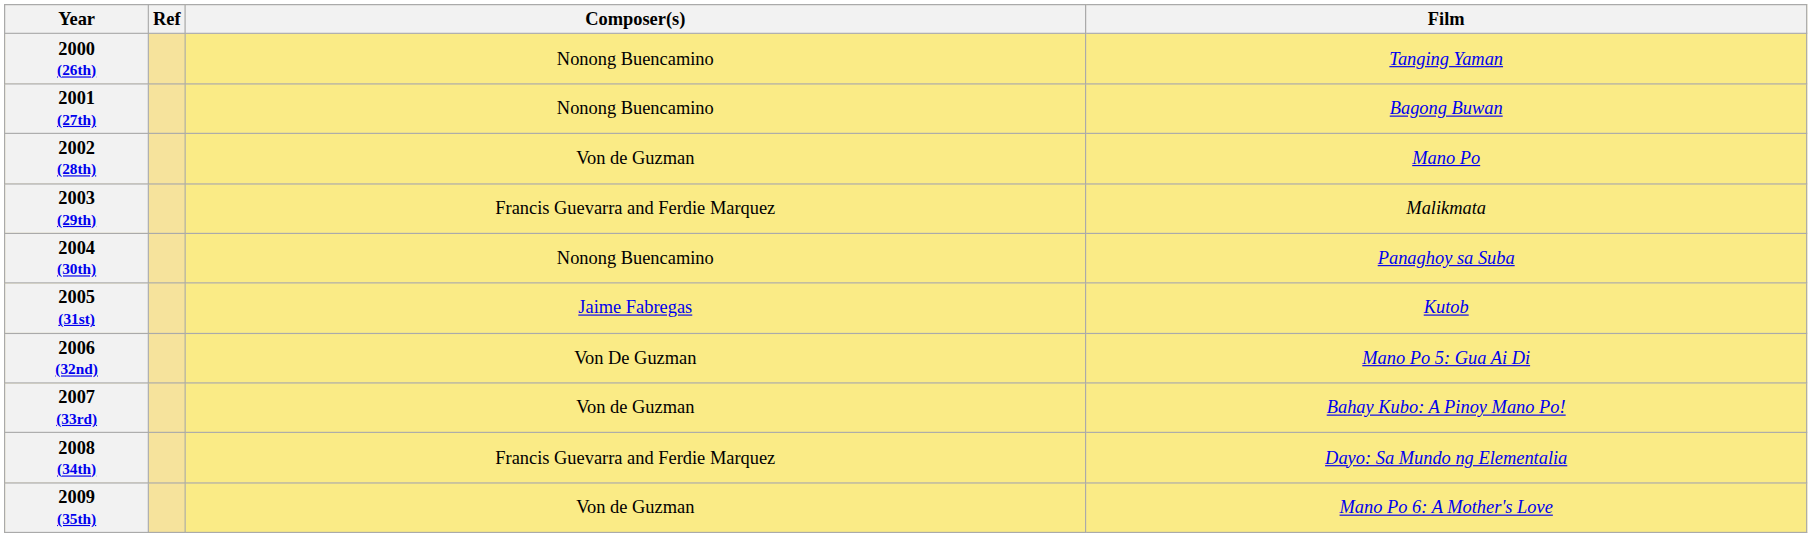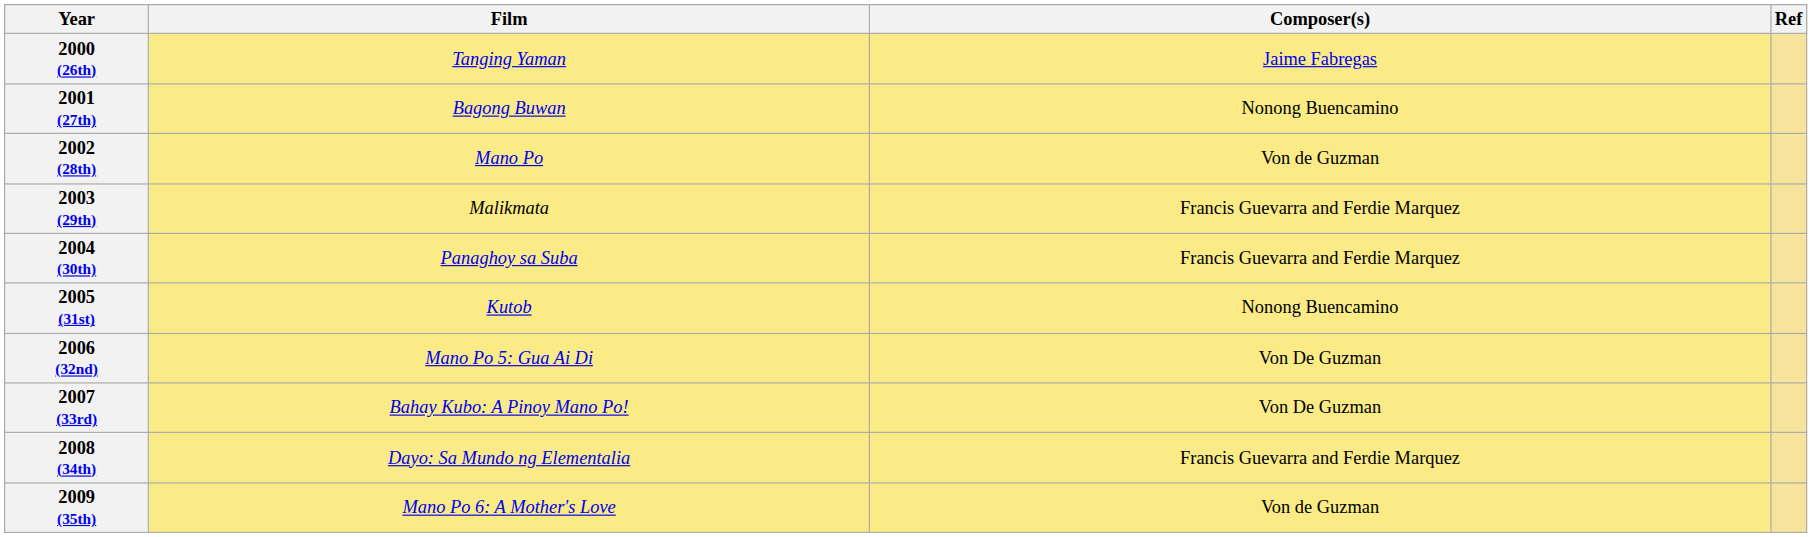columns swapped: (1446, 19) <-> (167, 19)
(635, 58) Nonong Buencamino -> (1320, 58) Jaime Fabregas
(635, 258) Nonong Buencamino -> (1320, 258) Francis Guevarra and Ferdie Marquez
(635, 308) Jaime Fabregas -> (1320, 308) Nonong Buencamino
(635, 407) Von de Guzman -> (1320, 407) Von De Guzman
